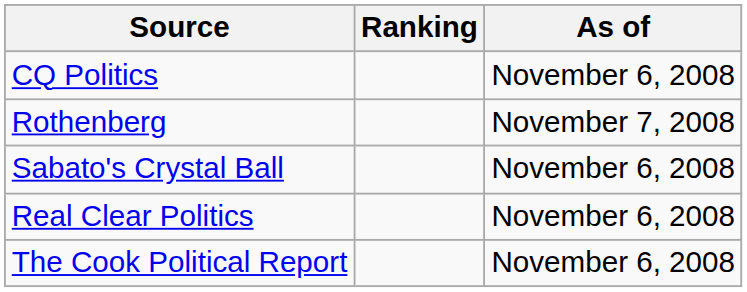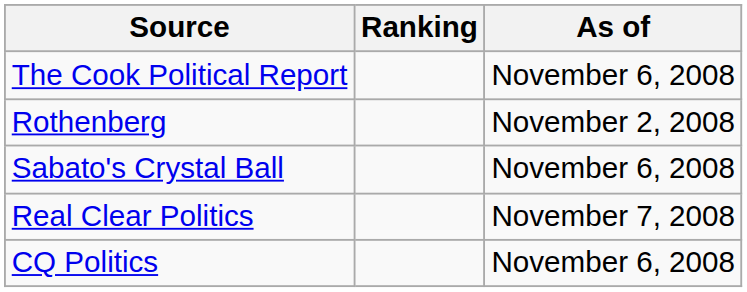rows swapped: (180, 262) <-> (85, 74)
(613, 121) November 7, 2008 -> (613, 121) November 2, 2008
(613, 215) November 6, 2008 -> (613, 215) November 7, 2008
